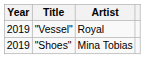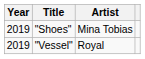rows swapped: (54, 29) <-> (53, 45)
